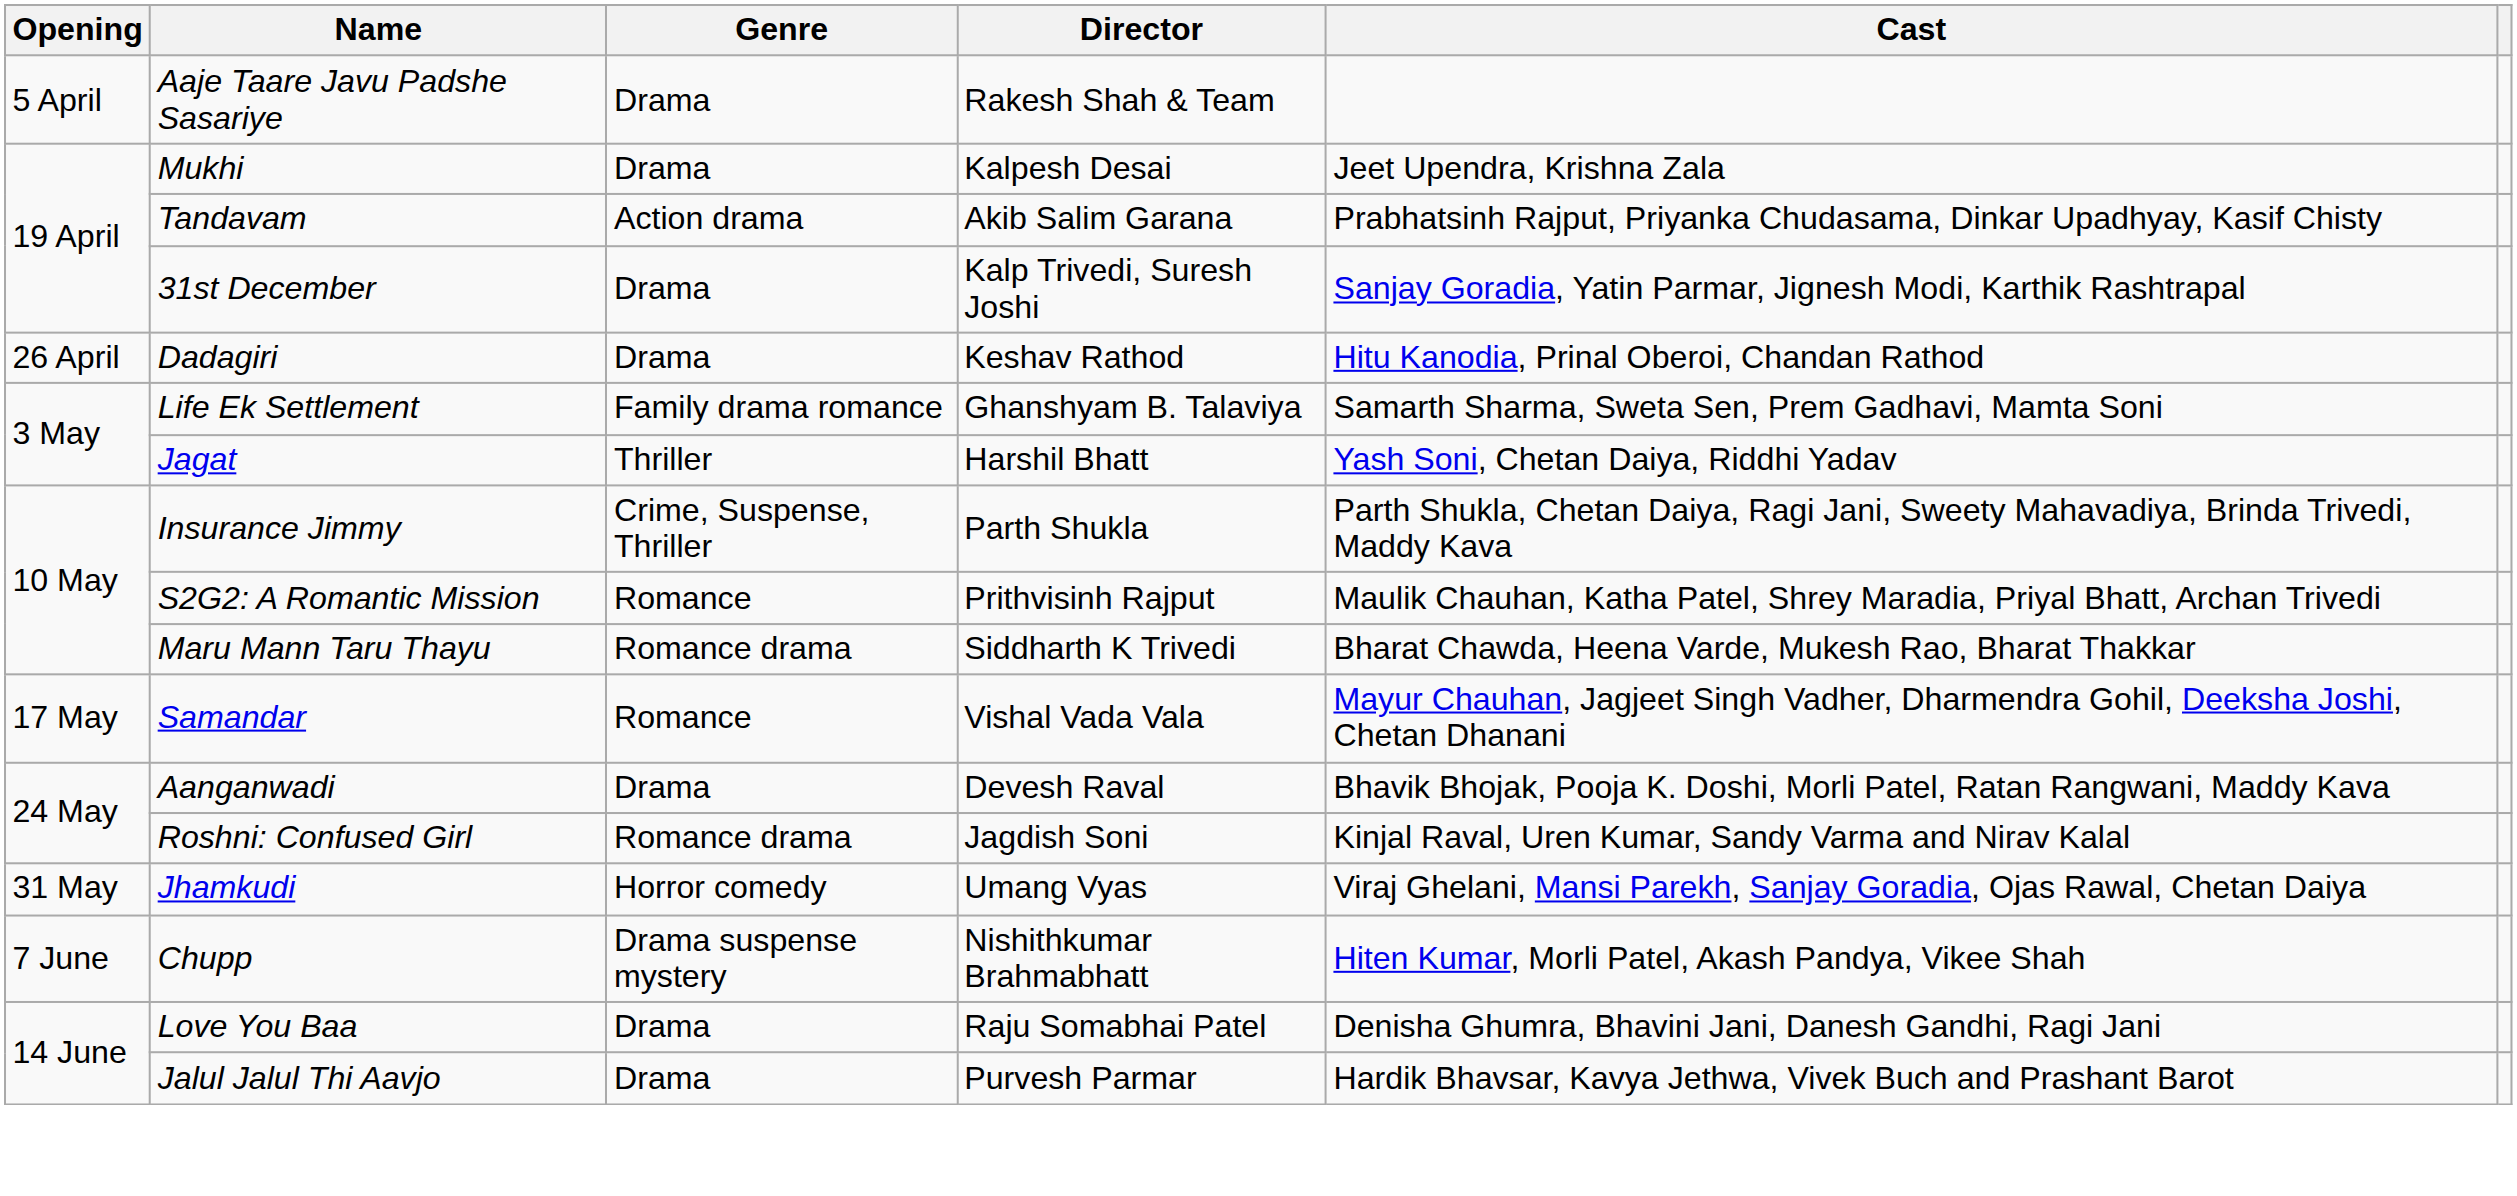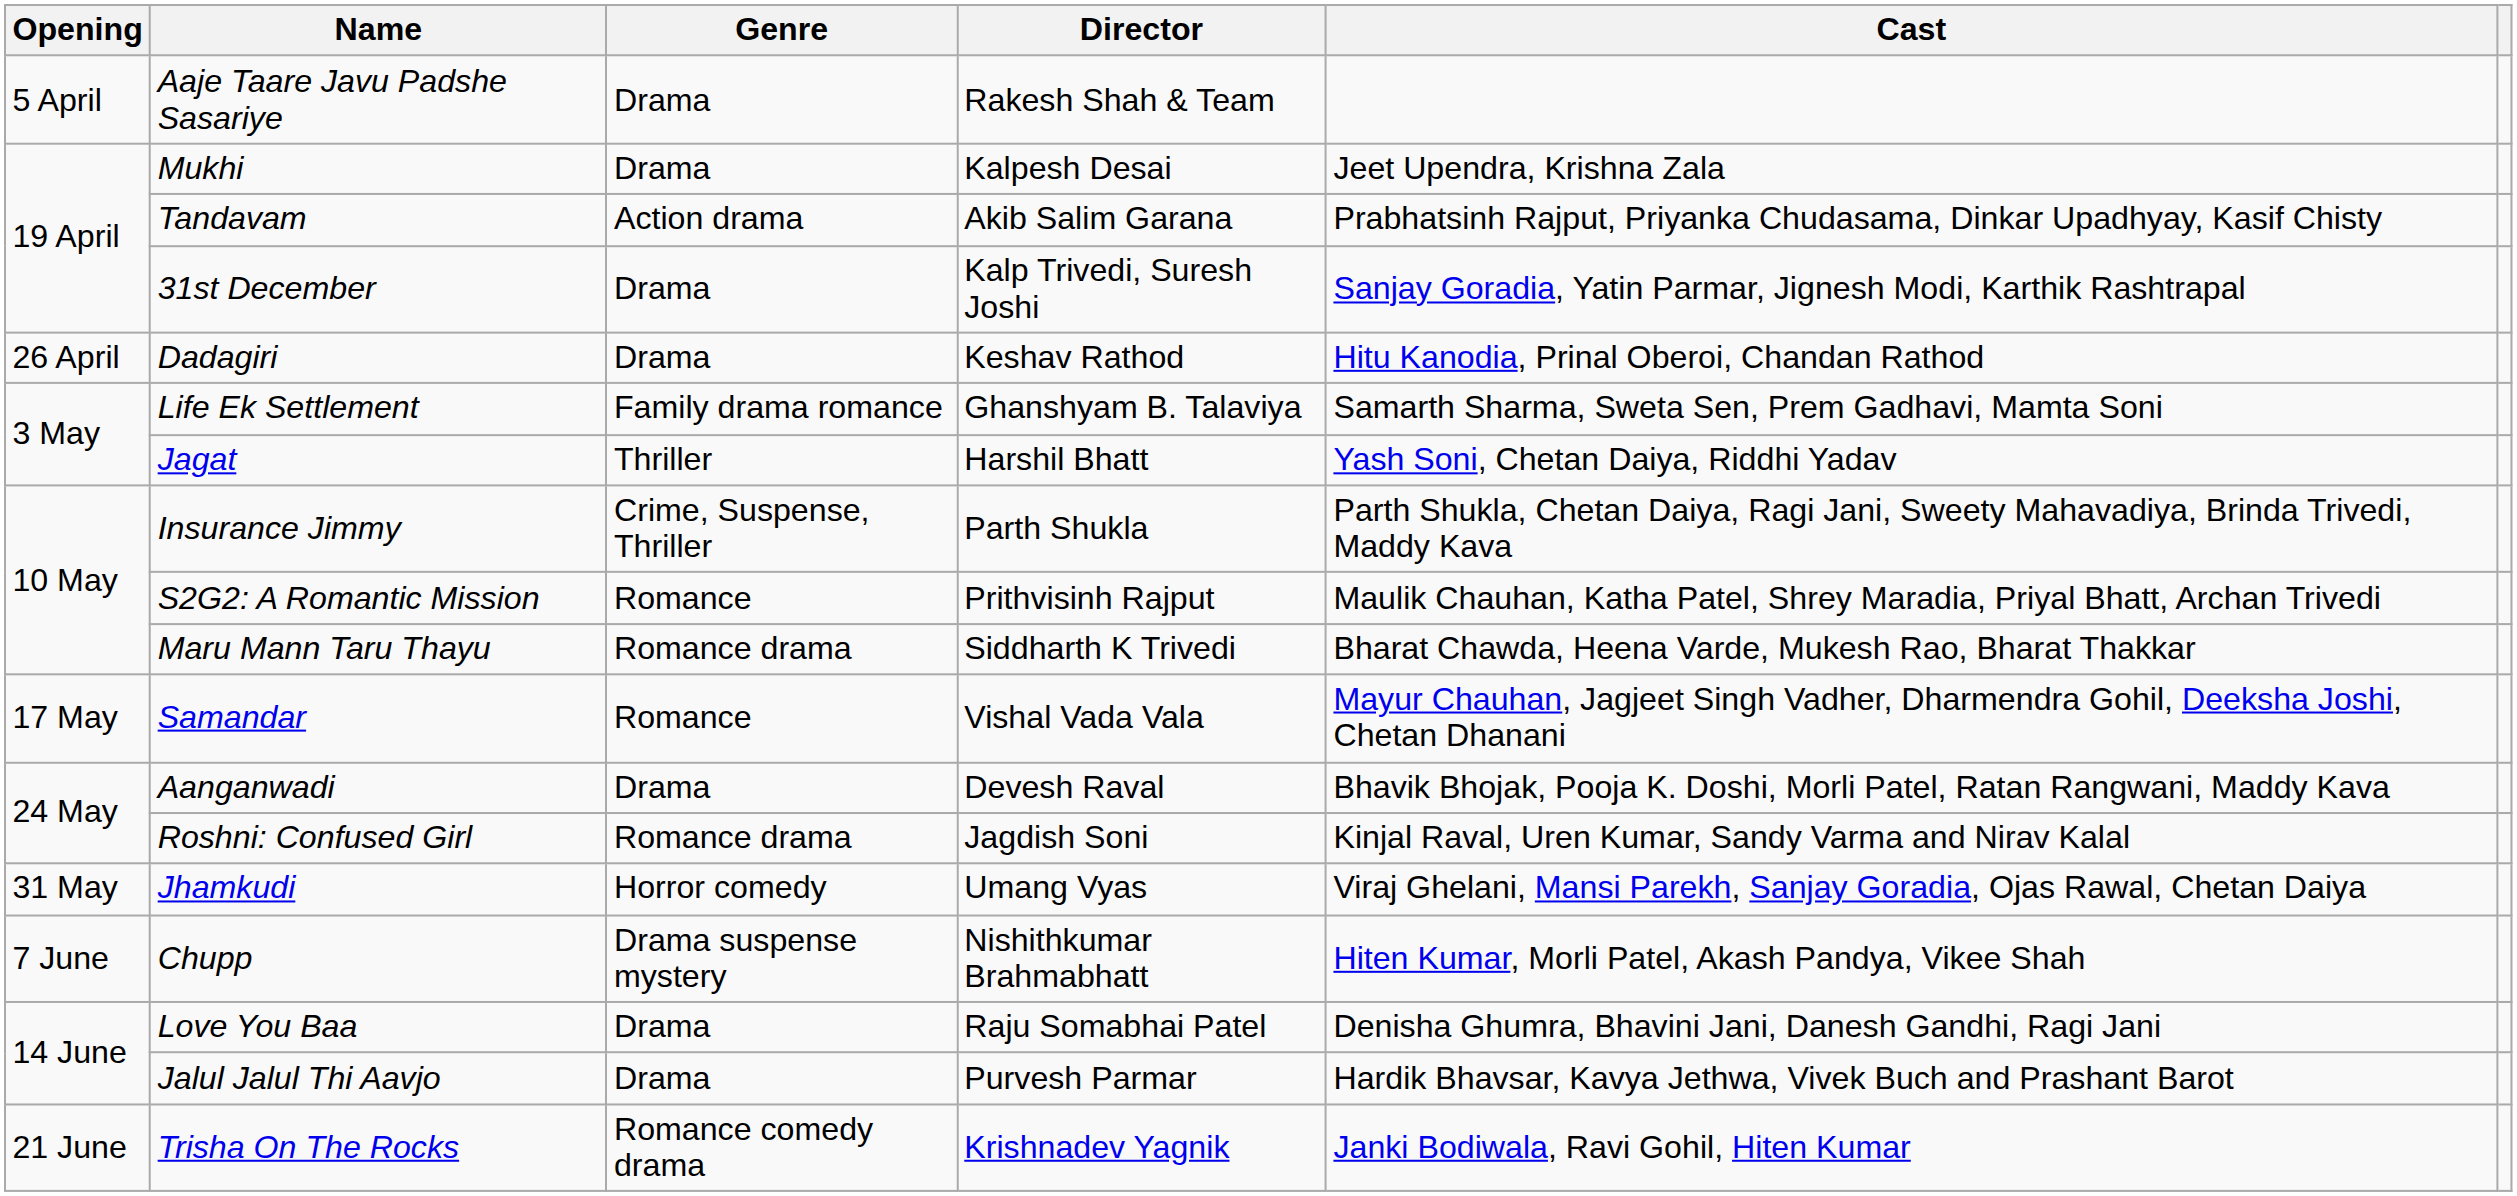+ row: (308, 1147)
